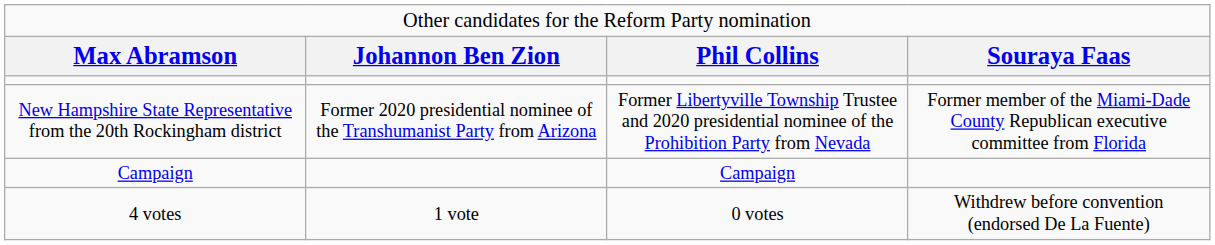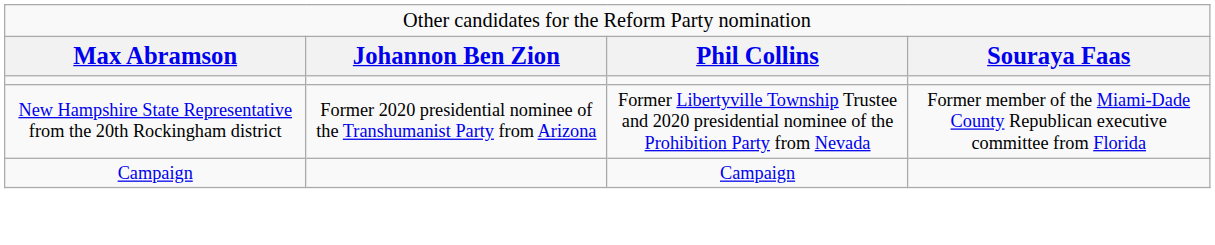- row: (155, 214)
